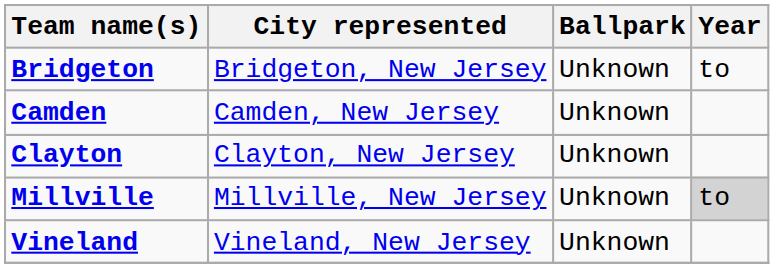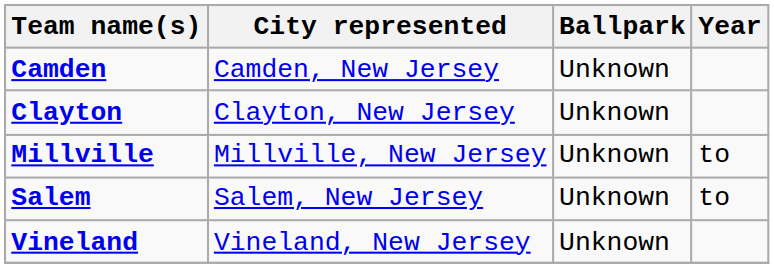- row: (83, 70)
(714, 199) lightgrey background -> (714, 156) no background
+ row: (51, 199)
